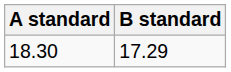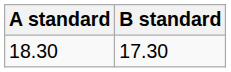(144, 50) 17.29 -> (144, 50) 17.30
